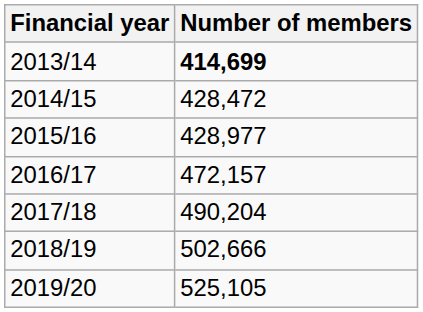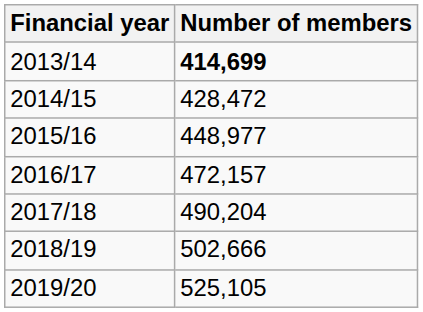(223, 136) 428,977 -> (223, 136) 448,977
